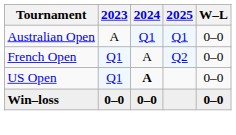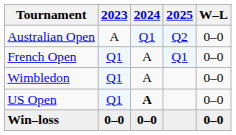(180, 36) Q1 -> (180, 36) Q2
(180, 57) Q2 -> (180, 57) Q1
+ row: (39, 78)
